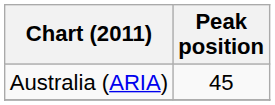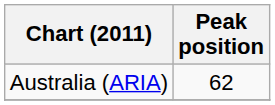(221, 81) 45 -> (221, 81) 62
